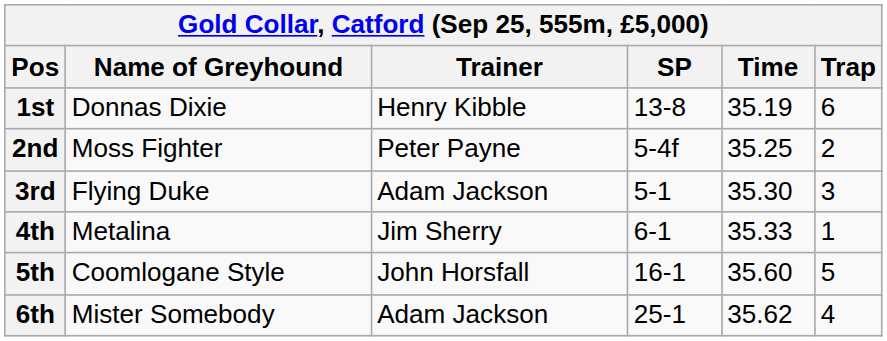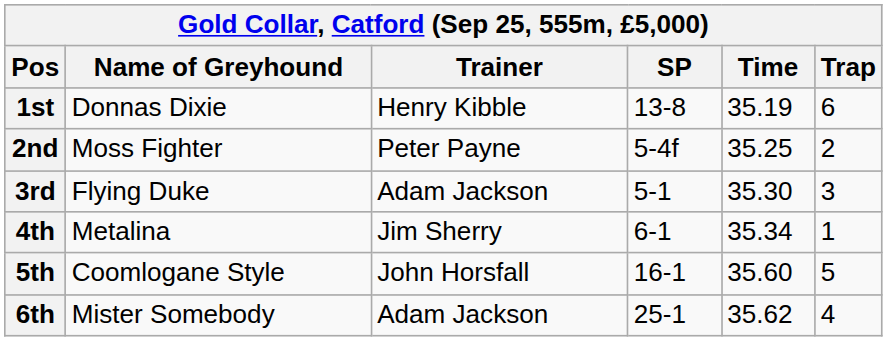(760, 231) 35.33 -> (760, 231) 35.34
